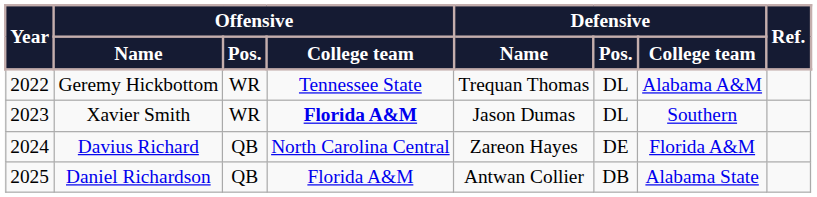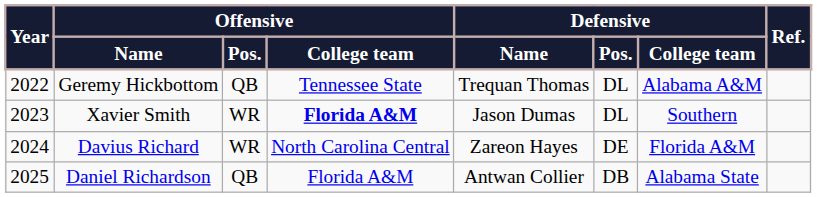(245, 84) WR -> (245, 84) QB
(245, 146) QB -> (245, 146) WR
